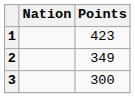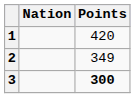(102, 38) 423 -> (102, 38) 420
(102, 82) normal -> (102, 82) bold
